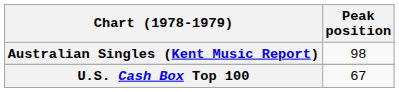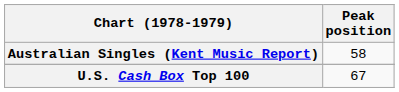(358, 54) 98 -> (358, 54) 58
